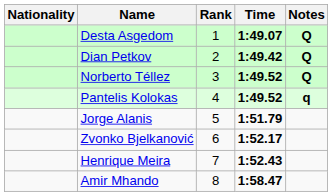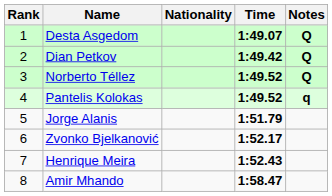columns swapped: (216, 14) <-> (41, 14)
